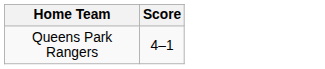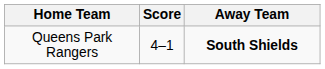+ column: (252, 15)
